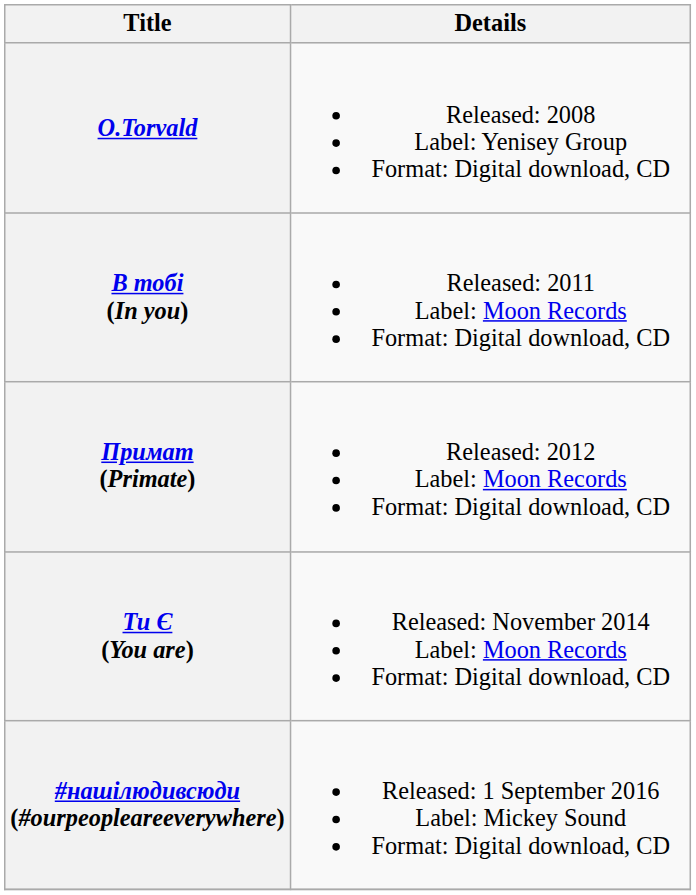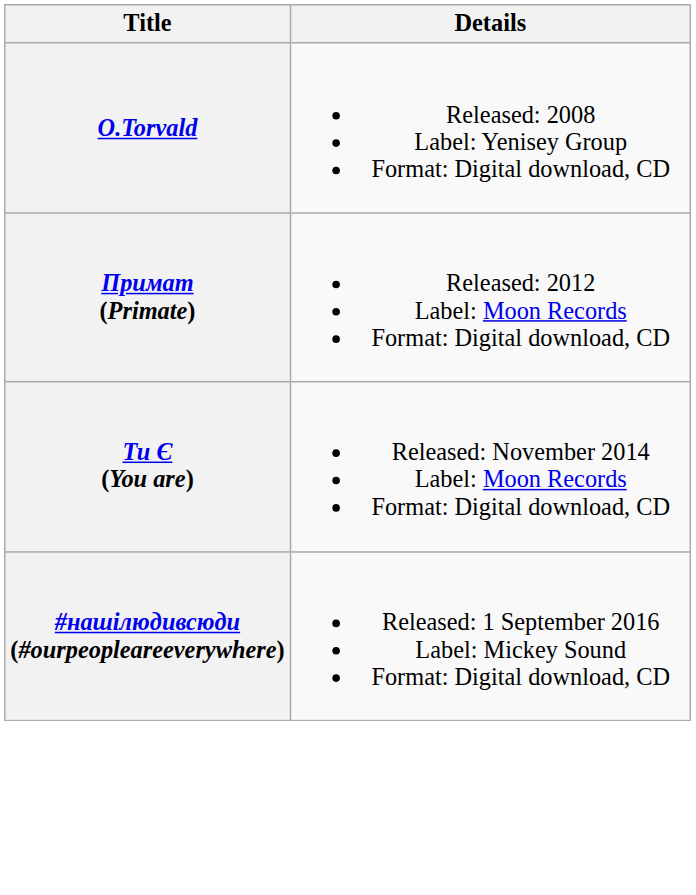- row: (147, 297)
